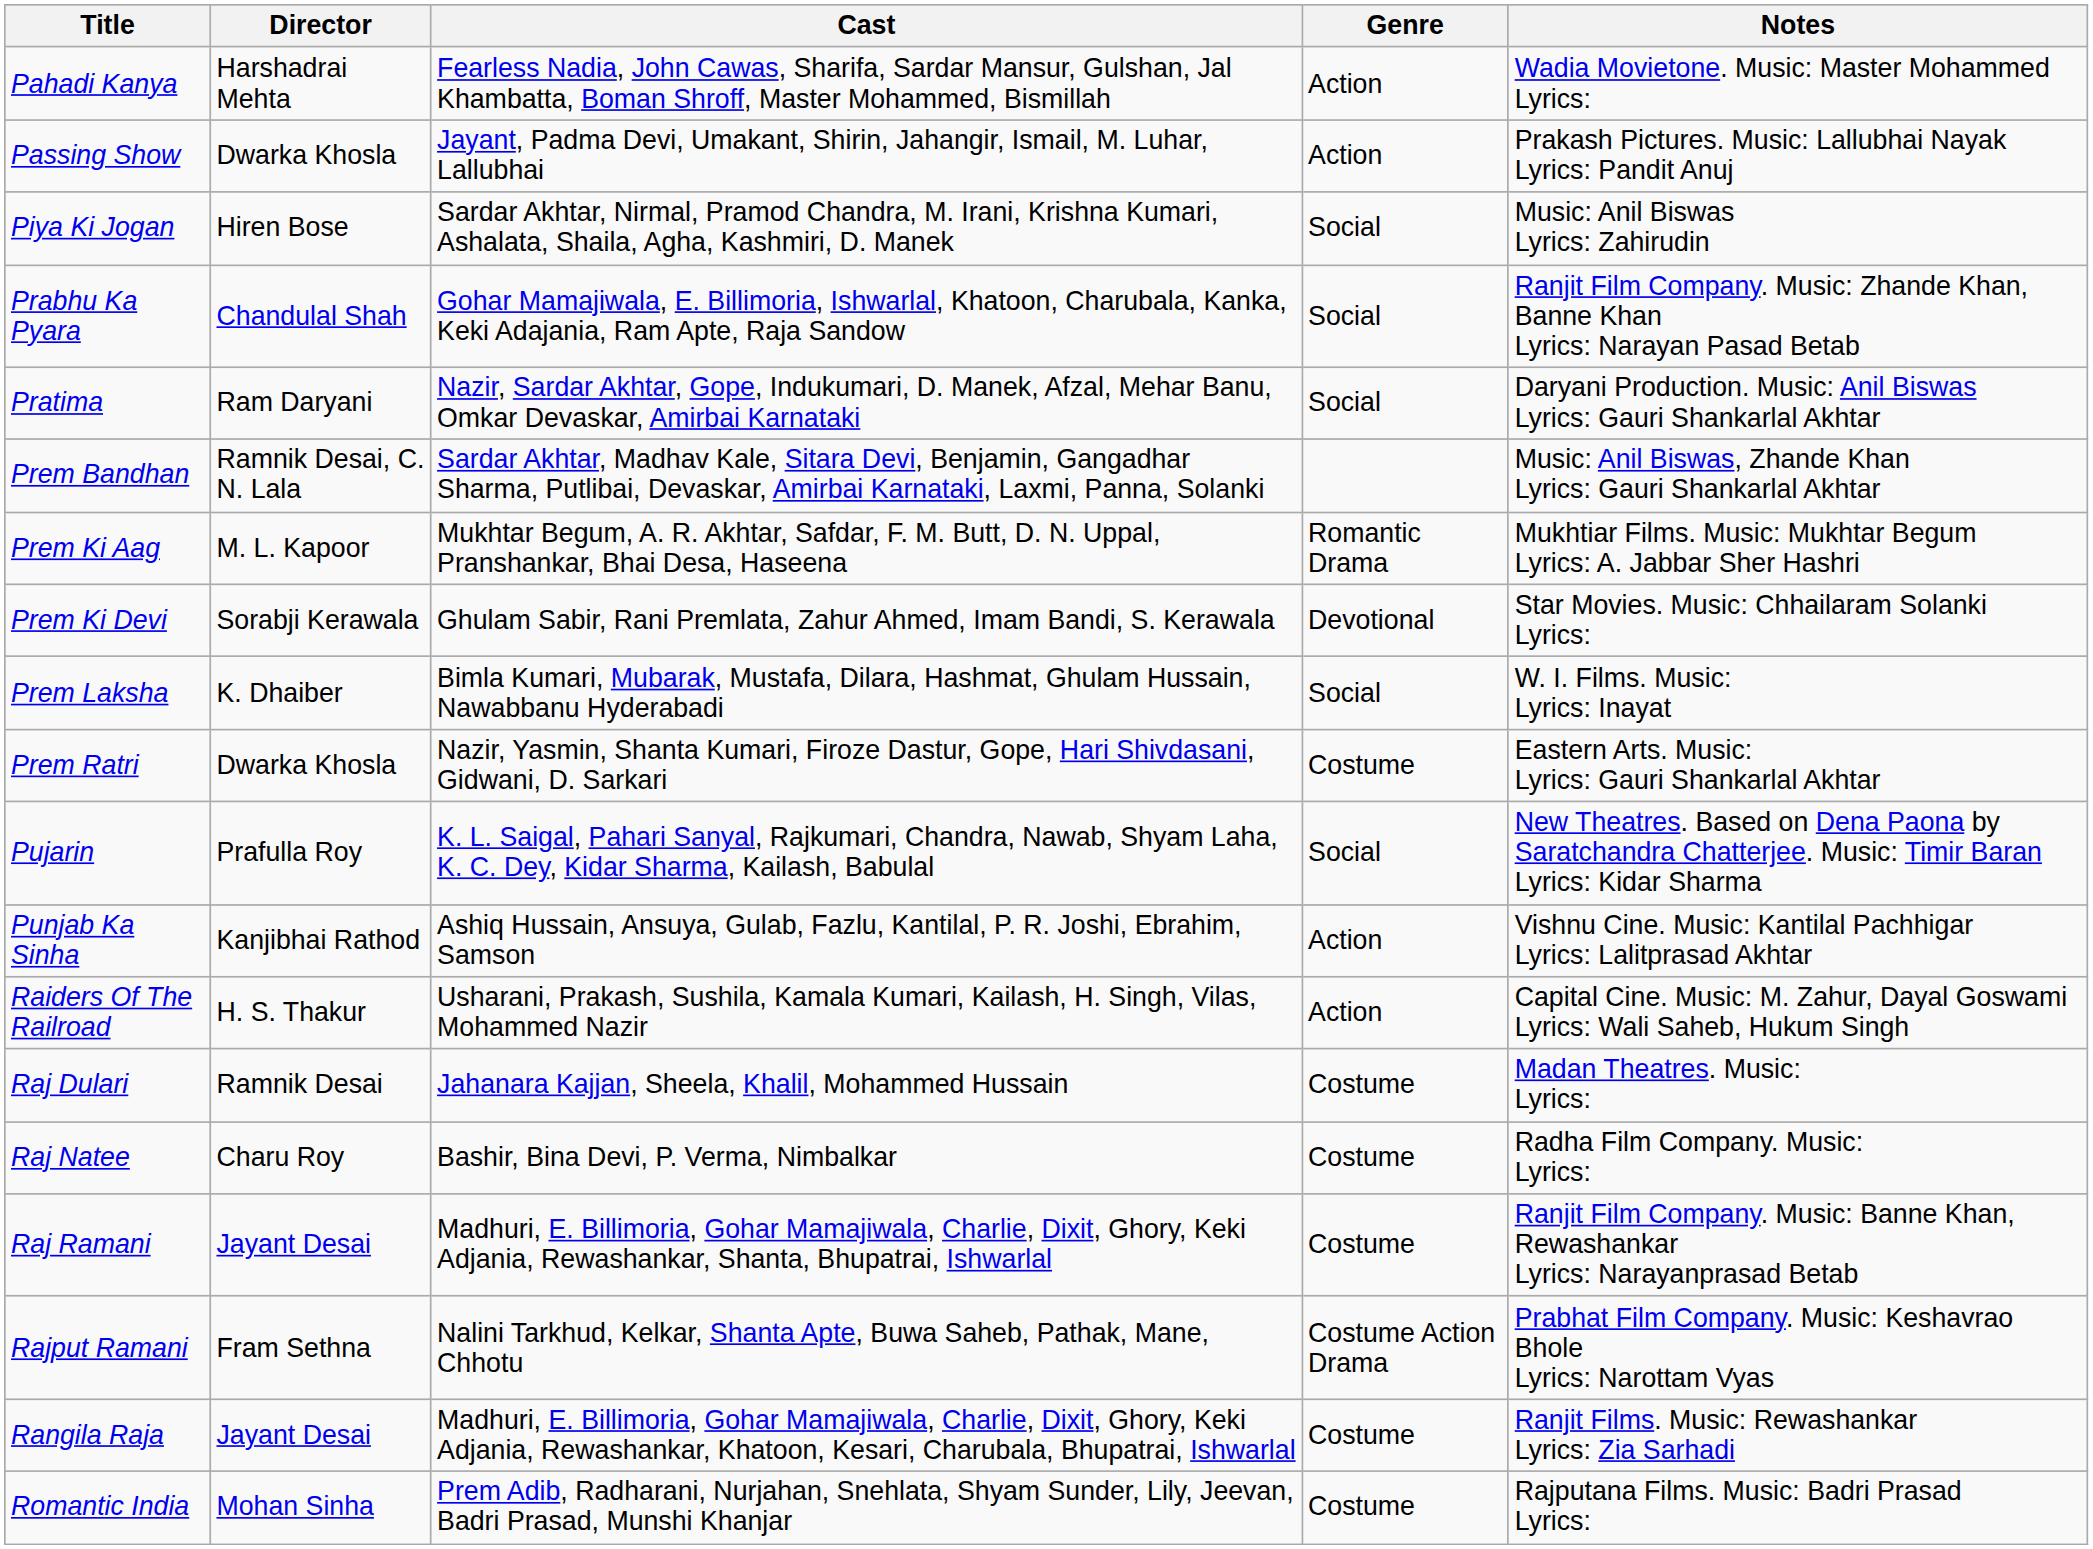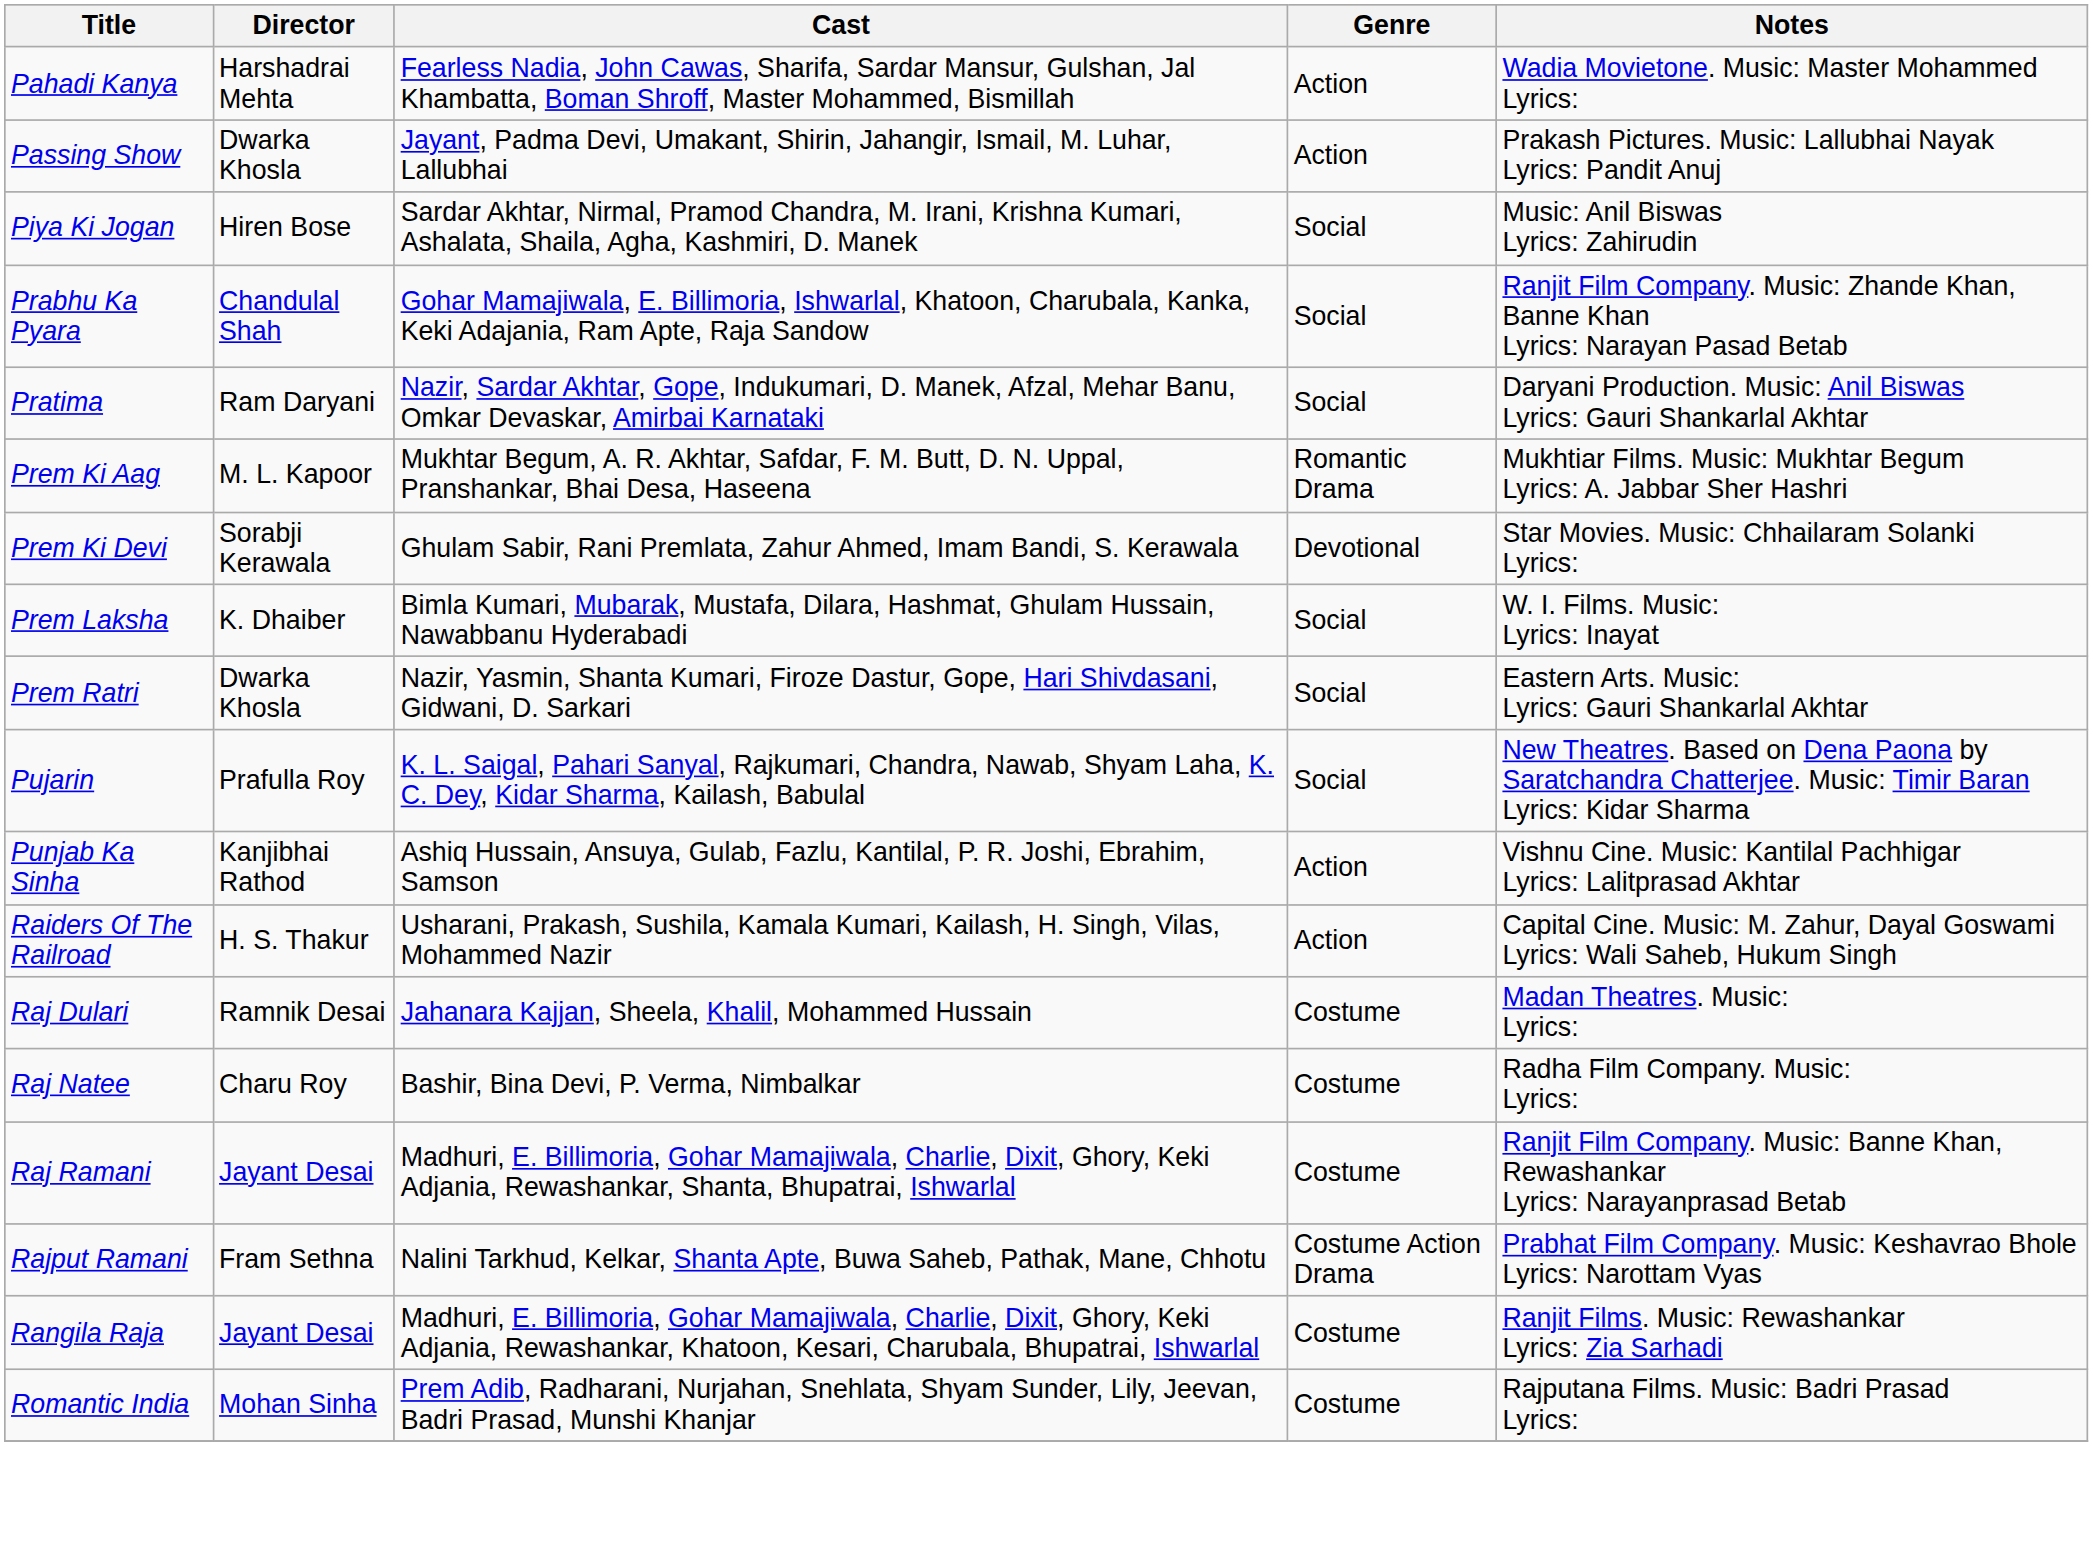- row: (100, 475)
(1362, 765) Costume -> (1330, 692) Social
